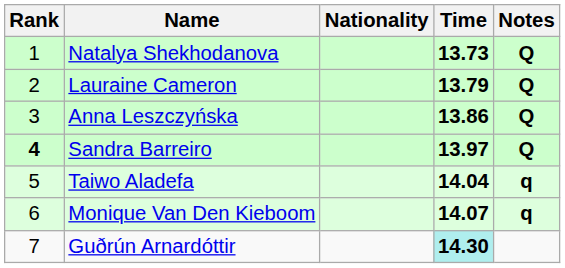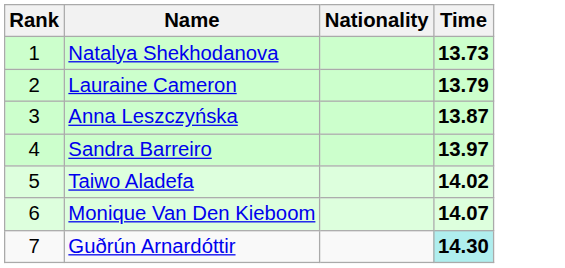- column: (526, 20)
(463, 117) 13.86 -> (463, 117) 13.87
(34, 149) bold -> (34, 149) normal
(463, 181) 14.04 -> (463, 181) 14.02
